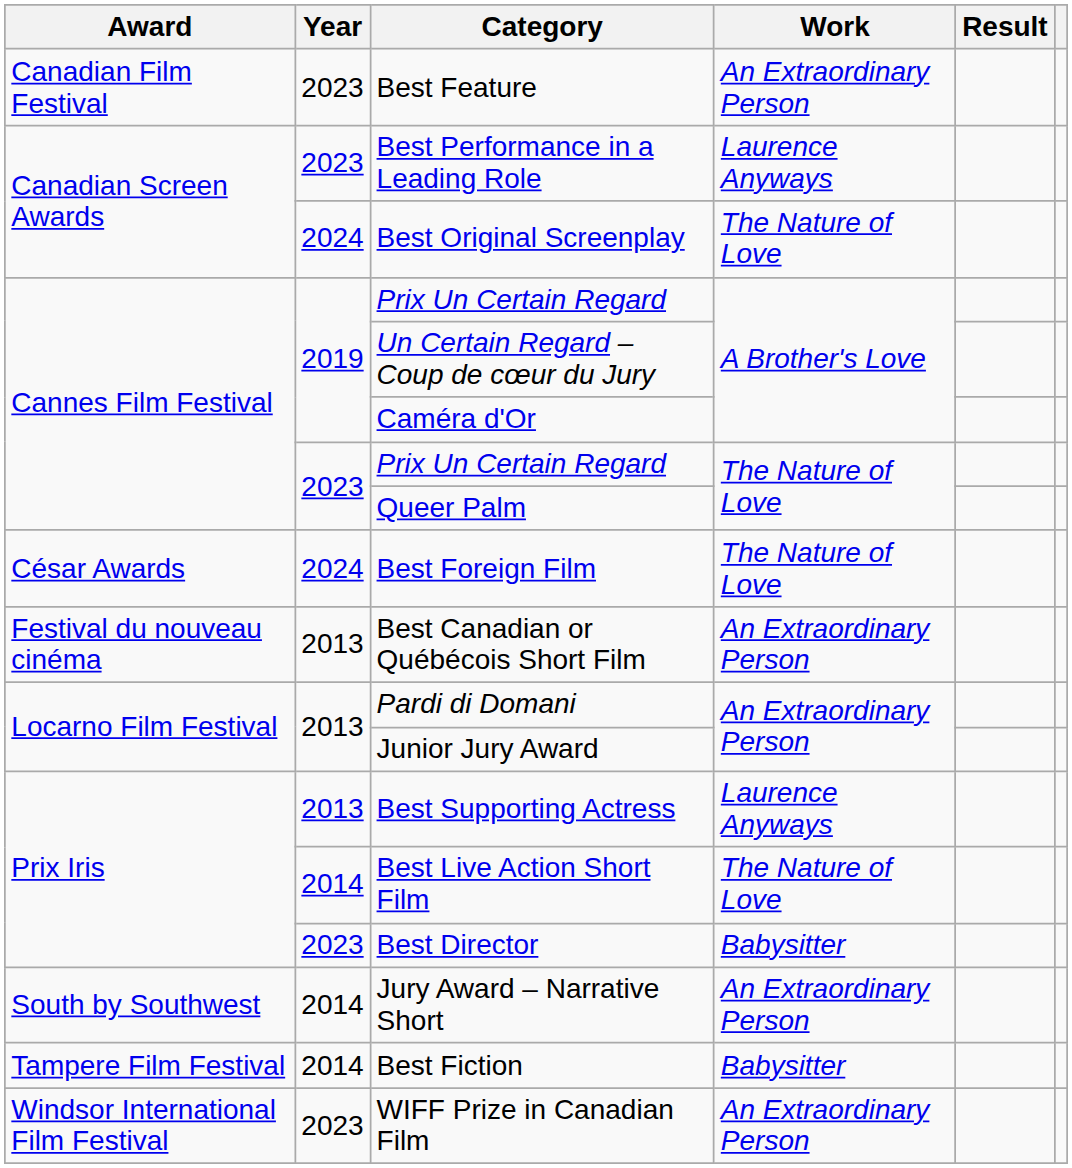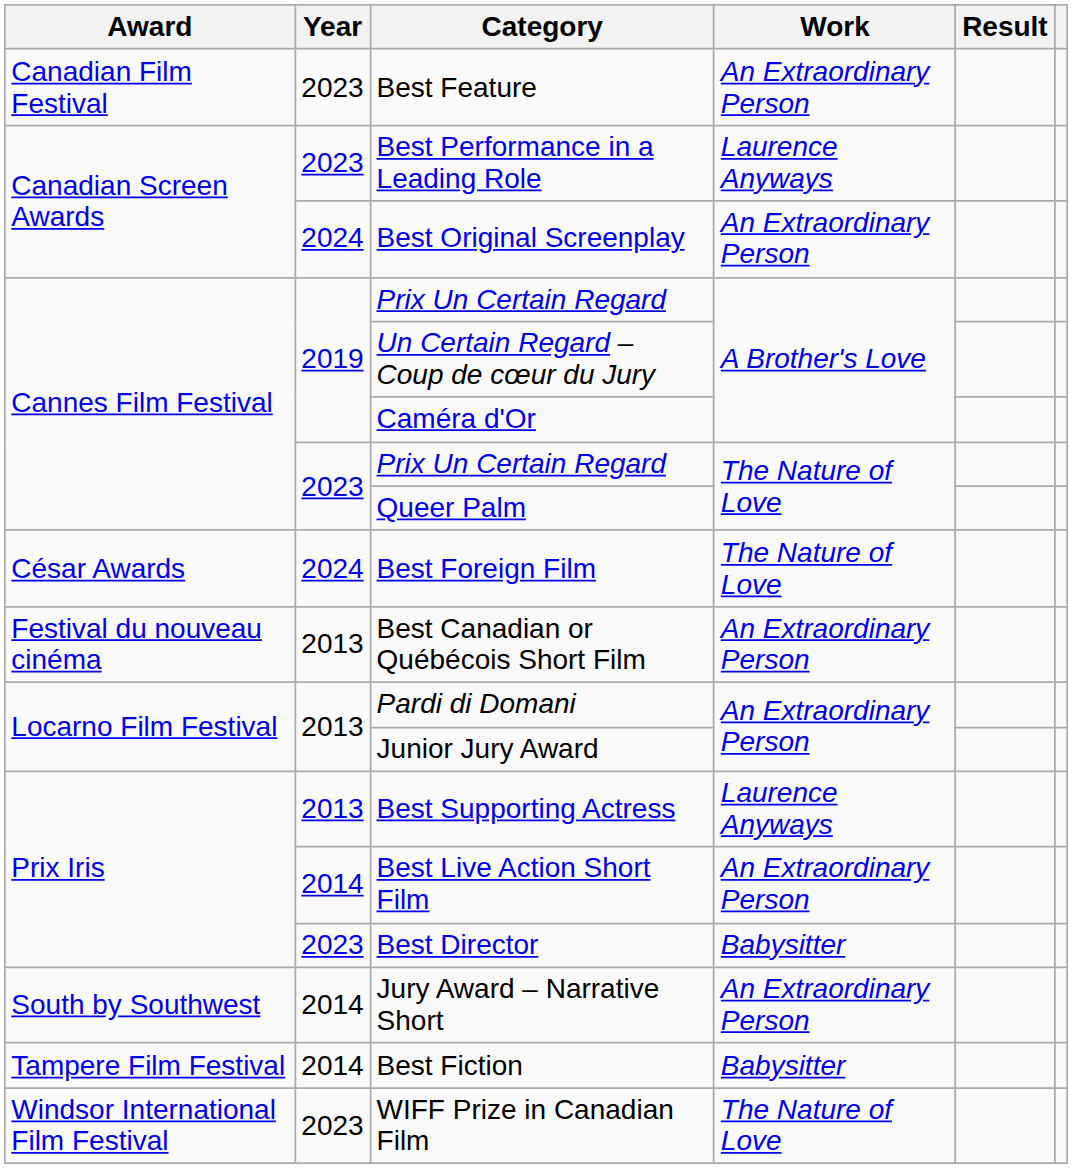(806, 238) The Nature of Love -> (825, 238) An Extraordinary Person
(806, 884) The Nature of Love -> (825, 884) An Extraordinary Person
(825, 1125) An Extraordinary Person -> (806, 1125) The Nature of Love
